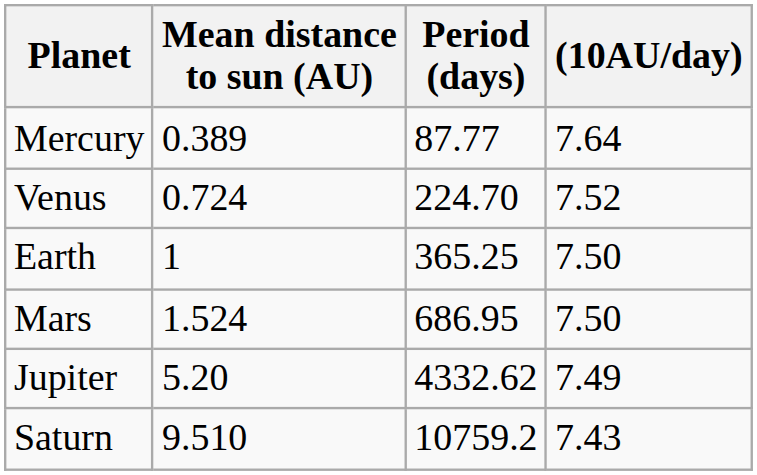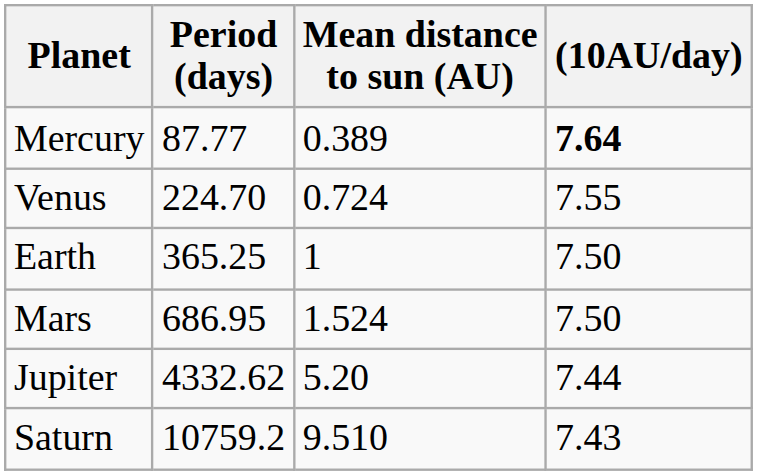columns swapped: (279, 55) <-> (476, 55)
(588, 137) normal -> (588, 137) bold
(588, 197) 7.52 -> (588, 197) 7.55
(588, 377) 7.49 -> (588, 377) 7.44
